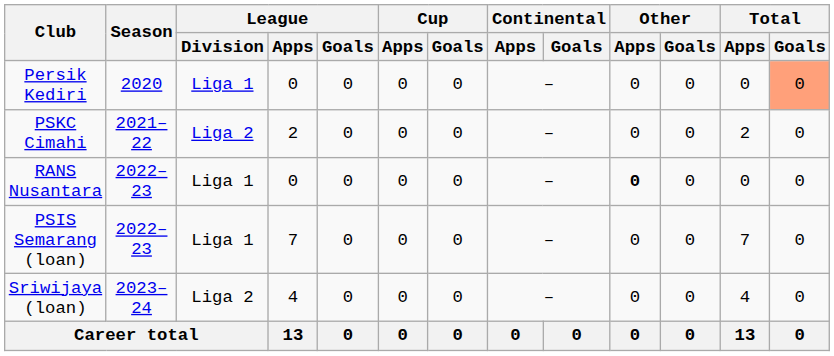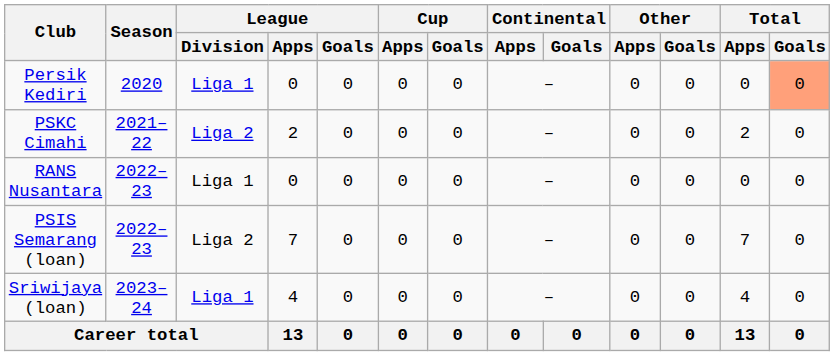(635, 181) bold -> (635, 181) normal
(222, 239) Liga 1 -> (222, 239) Liga 2
(222, 298) Liga 2 -> (222, 298) Liga 1
